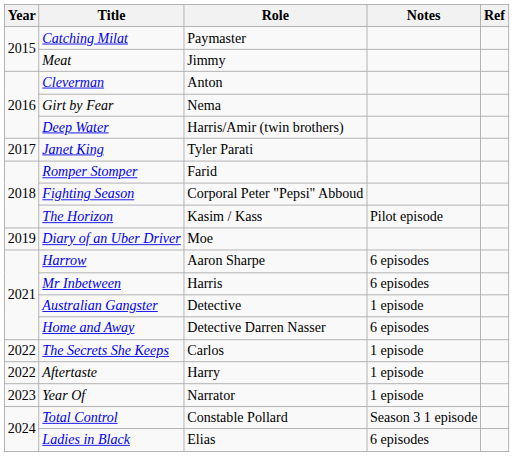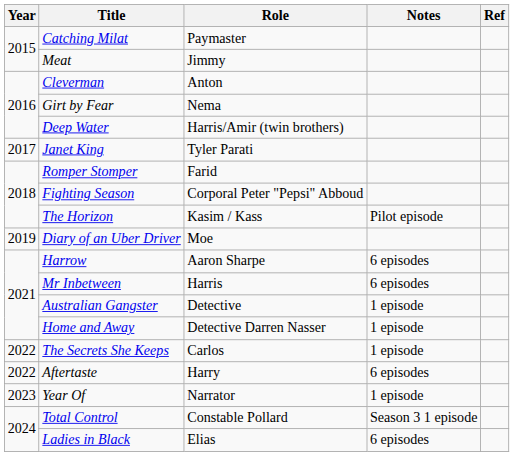(399, 328) 6 episodes -> (397, 328) 1 episode
(397, 372) 1 episode -> (399, 372) 6 episodes
